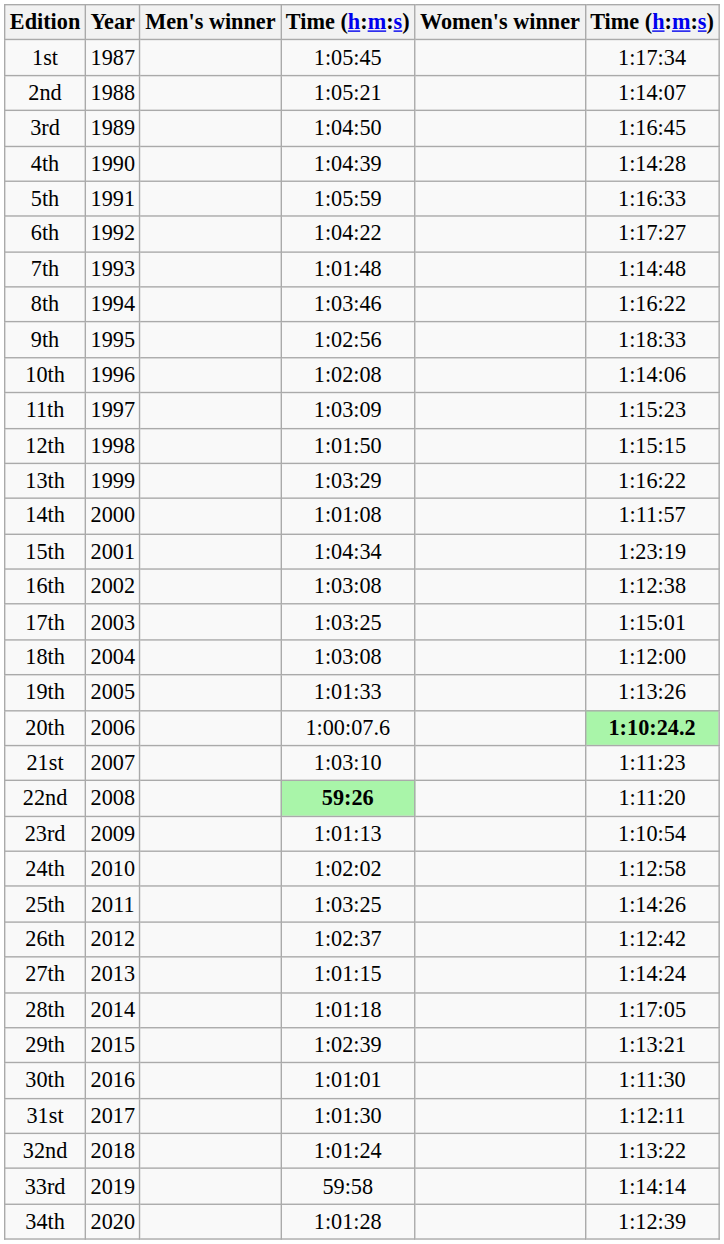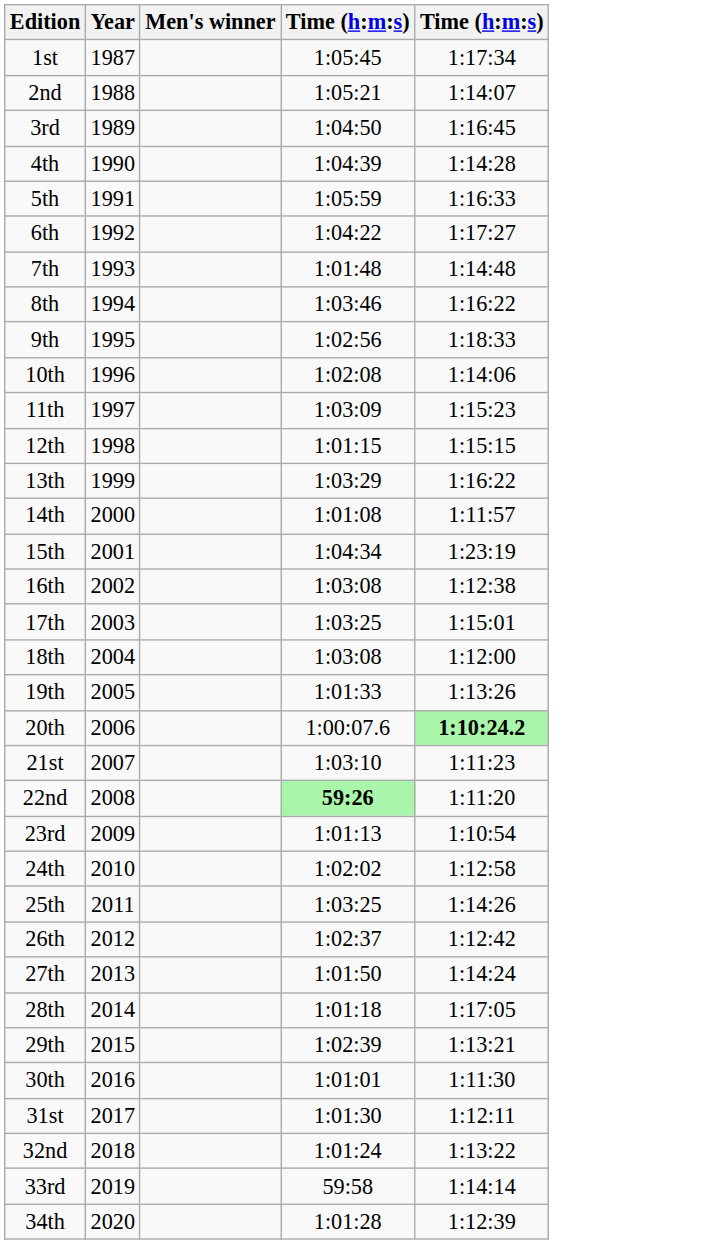- column: (500, 22)
(348, 445) 1:01:50 -> (348, 445) 1:01:15
(348, 974) 1:01:15 -> (348, 974) 1:01:50
